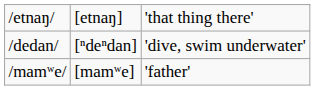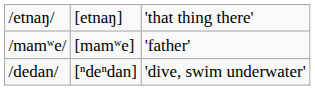rows swapped: (33, 44) <-> (38, 71)
